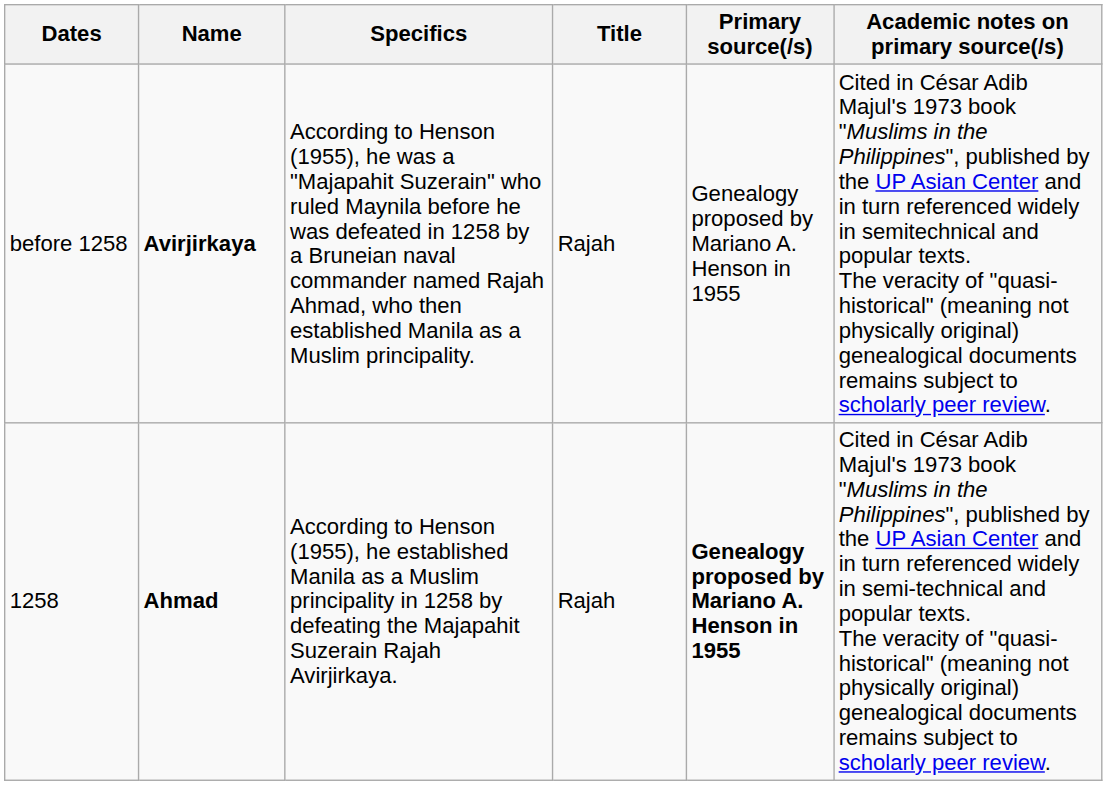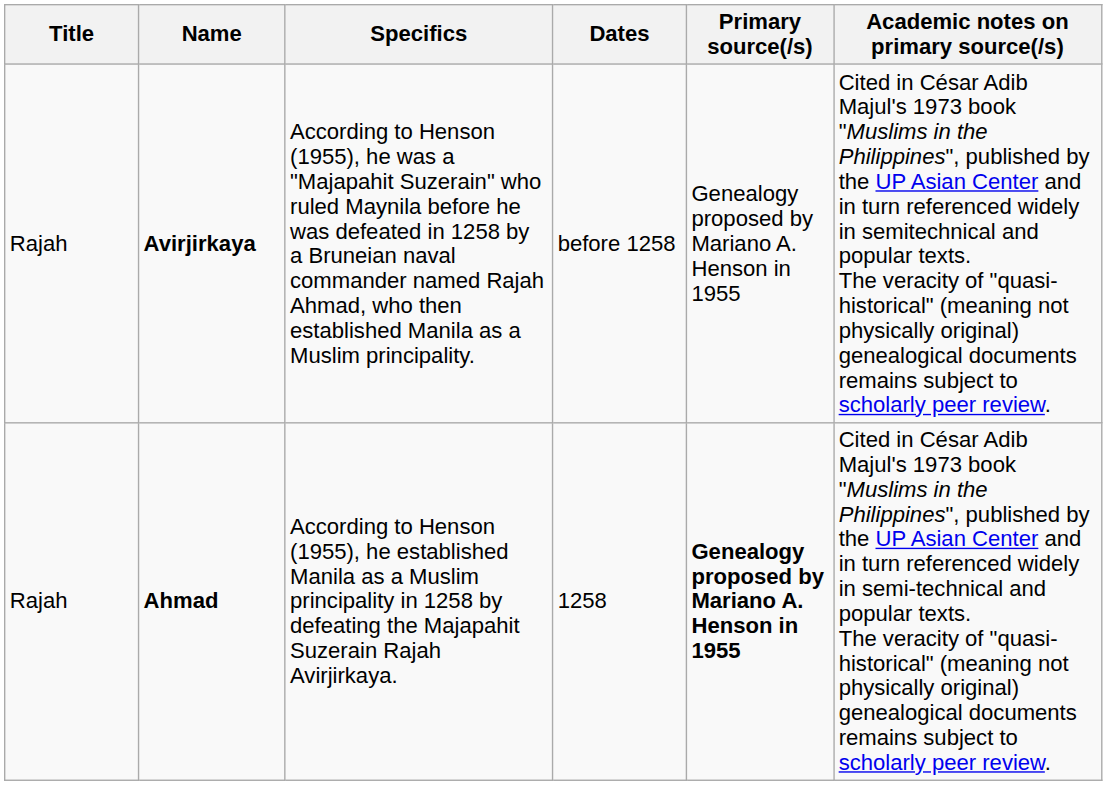columns swapped: (619, 34) <-> (72, 34)
